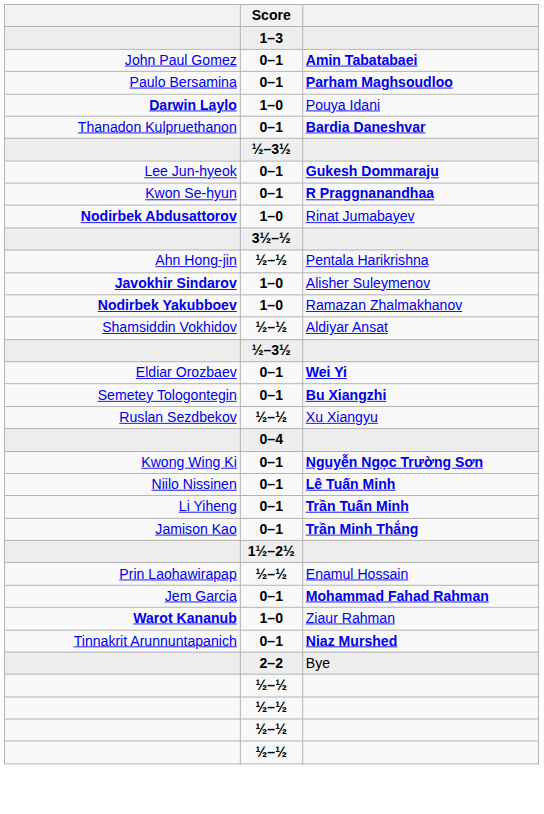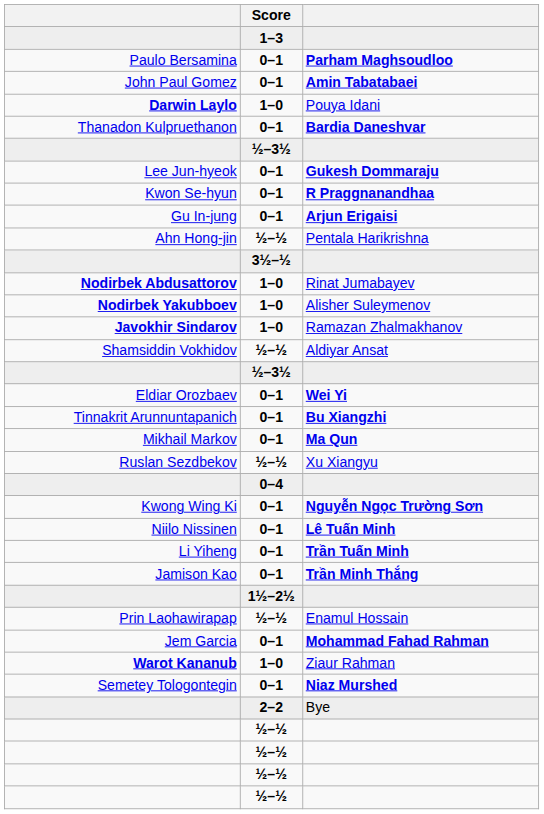rows swapped: (271, 82) <-> (271, 60)
+ row: (271, 216)
rows swapped: (271, 261) <-> (271, 216)
(176, 283) Javokhir Sindarov -> (167, 305) Nodirbek Yakubboev
(167, 305) Nodirbek Yakubboev -> (176, 328) Javokhir Sindarov
(167, 395) Semetey Tologontegin -> (155, 417) Tinnakrit Arunnuntapanich
+ row: (271, 439)
(155, 640) Tinnakrit Arunnuntapanich -> (167, 685) Semetey Tologontegin
